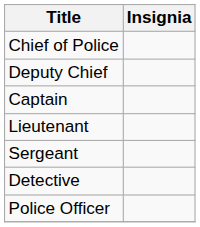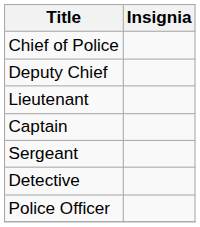rows swapped: (38, 99) <-> (48, 126)
